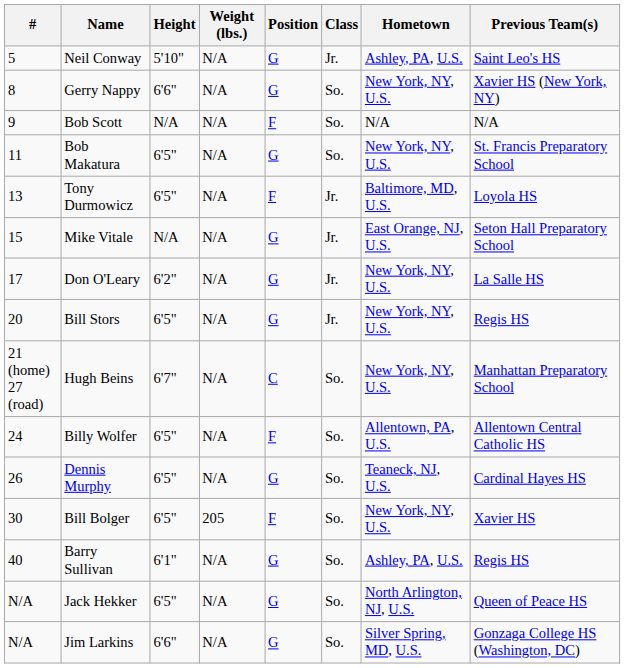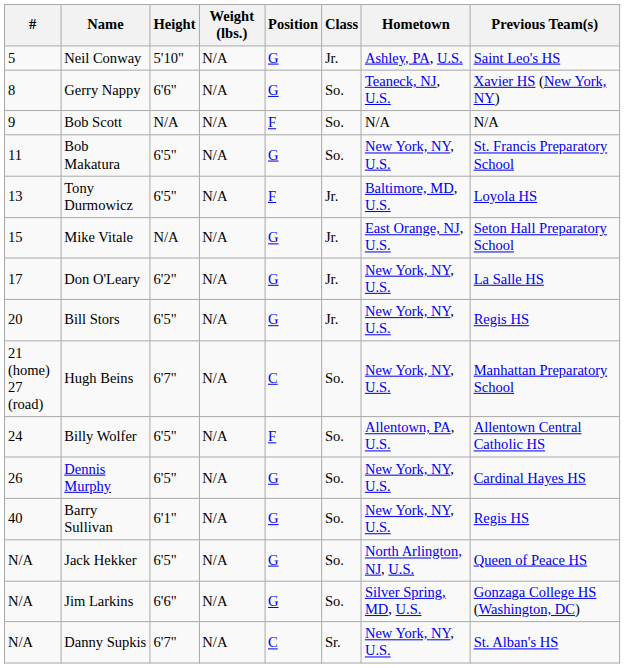(409, 90) New York, NY, U.S. -> (403, 90) Teaneck, NJ, U.S.
(403, 478) Teaneck, NJ, U.S. -> (409, 478) New York, NY, U.S.
- row: (97, 519)
(414, 560) Ashley, PA, U.S. -> (409, 519) New York, NY, U.S.
+ row: (105, 642)
